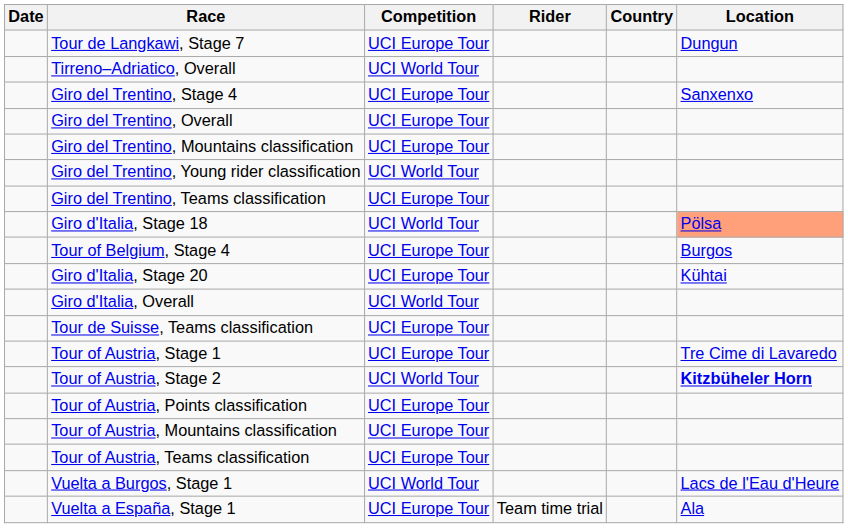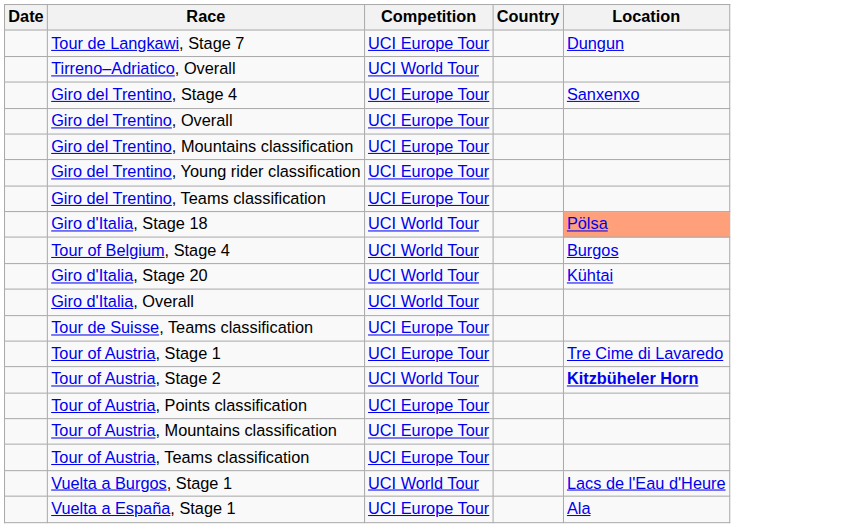- column: (550, 17)
(424, 172) UCI World Tour -> (429, 172) UCI Europe Tour
(429, 250) UCI Europe Tour -> (424, 250) UCI World Tour
(429, 276) UCI Europe Tour -> (424, 276) UCI World Tour
